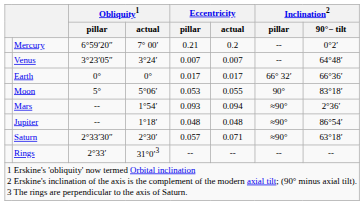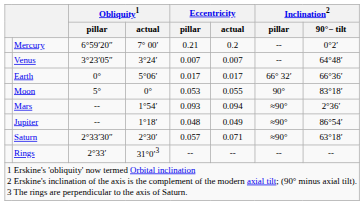(148, 75) 0° -> (148, 75) 5°06′
(148, 91) 5°06′ -> (148, 91) 0°
(233, 122) 0.048 -> (233, 122) 0.049
